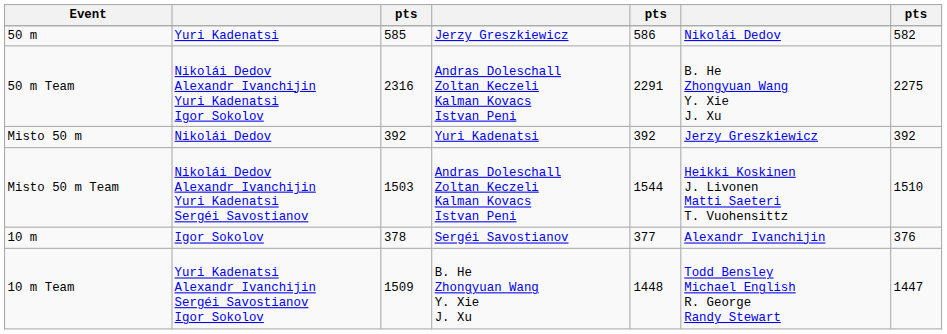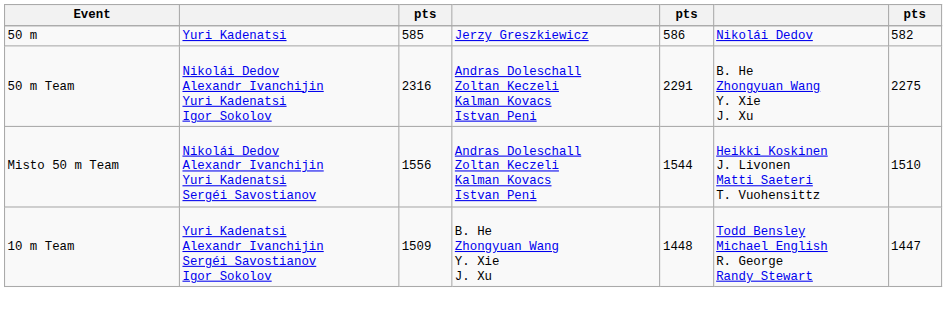- row: (45, 137)
(399, 187) 1503 -> (417, 166) 1556
- row: (22, 238)
